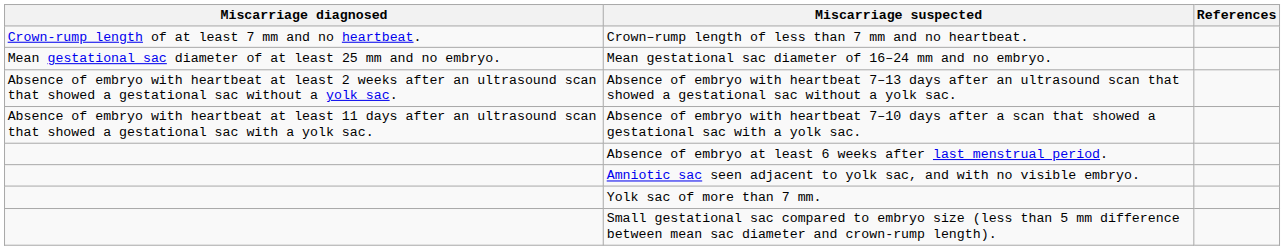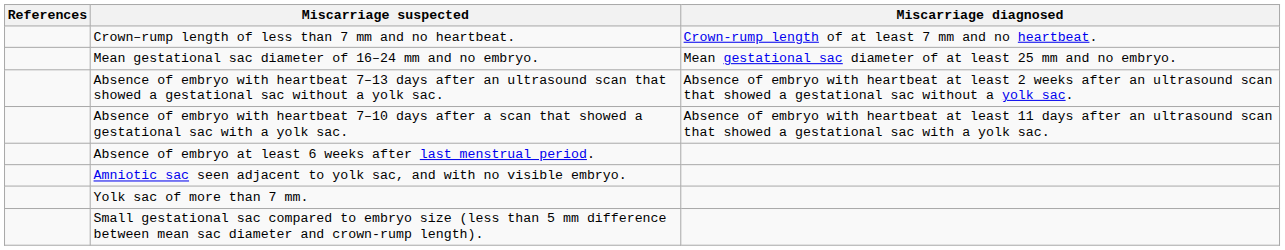columns swapped: (304, 15) <-> (1237, 15)
